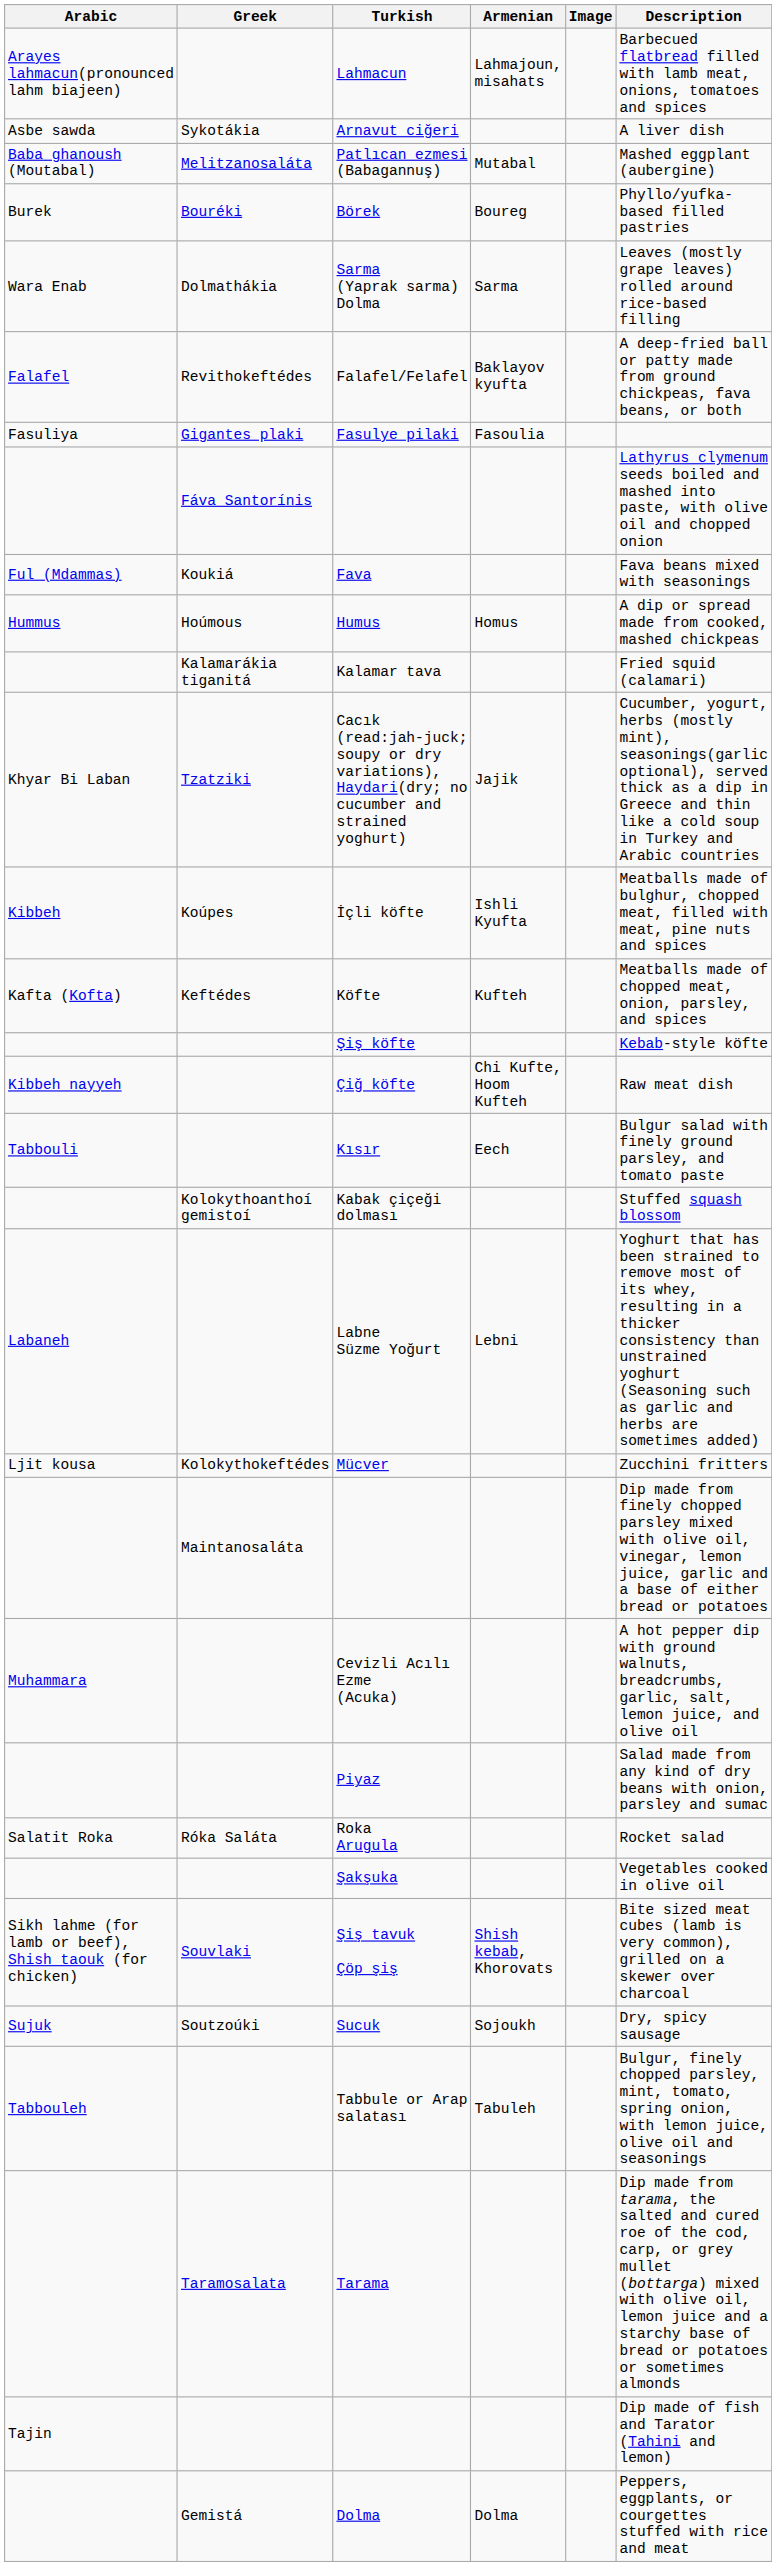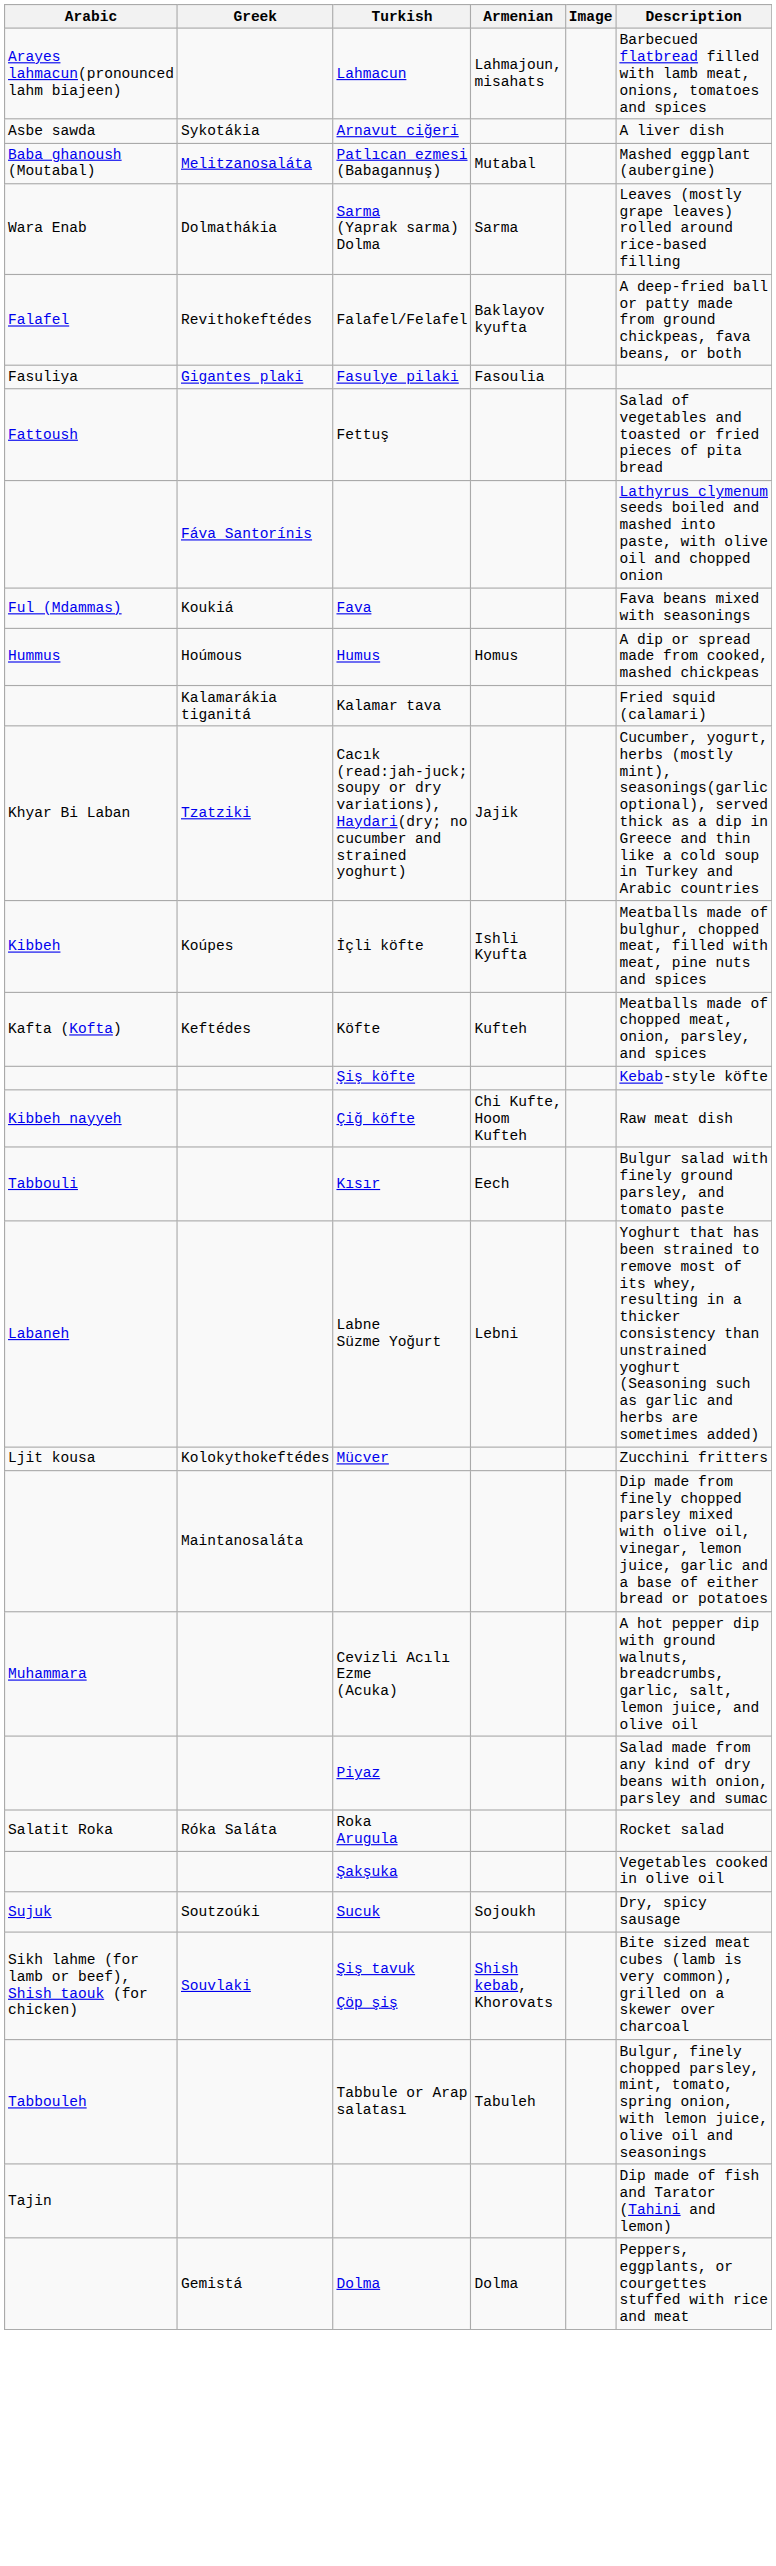- row: (212, 212)
+ row: (255, 435)
- row: (247, 1208)
rows swapped: (216, 1952) <-> (220, 2026)
- row: (233, 2284)
